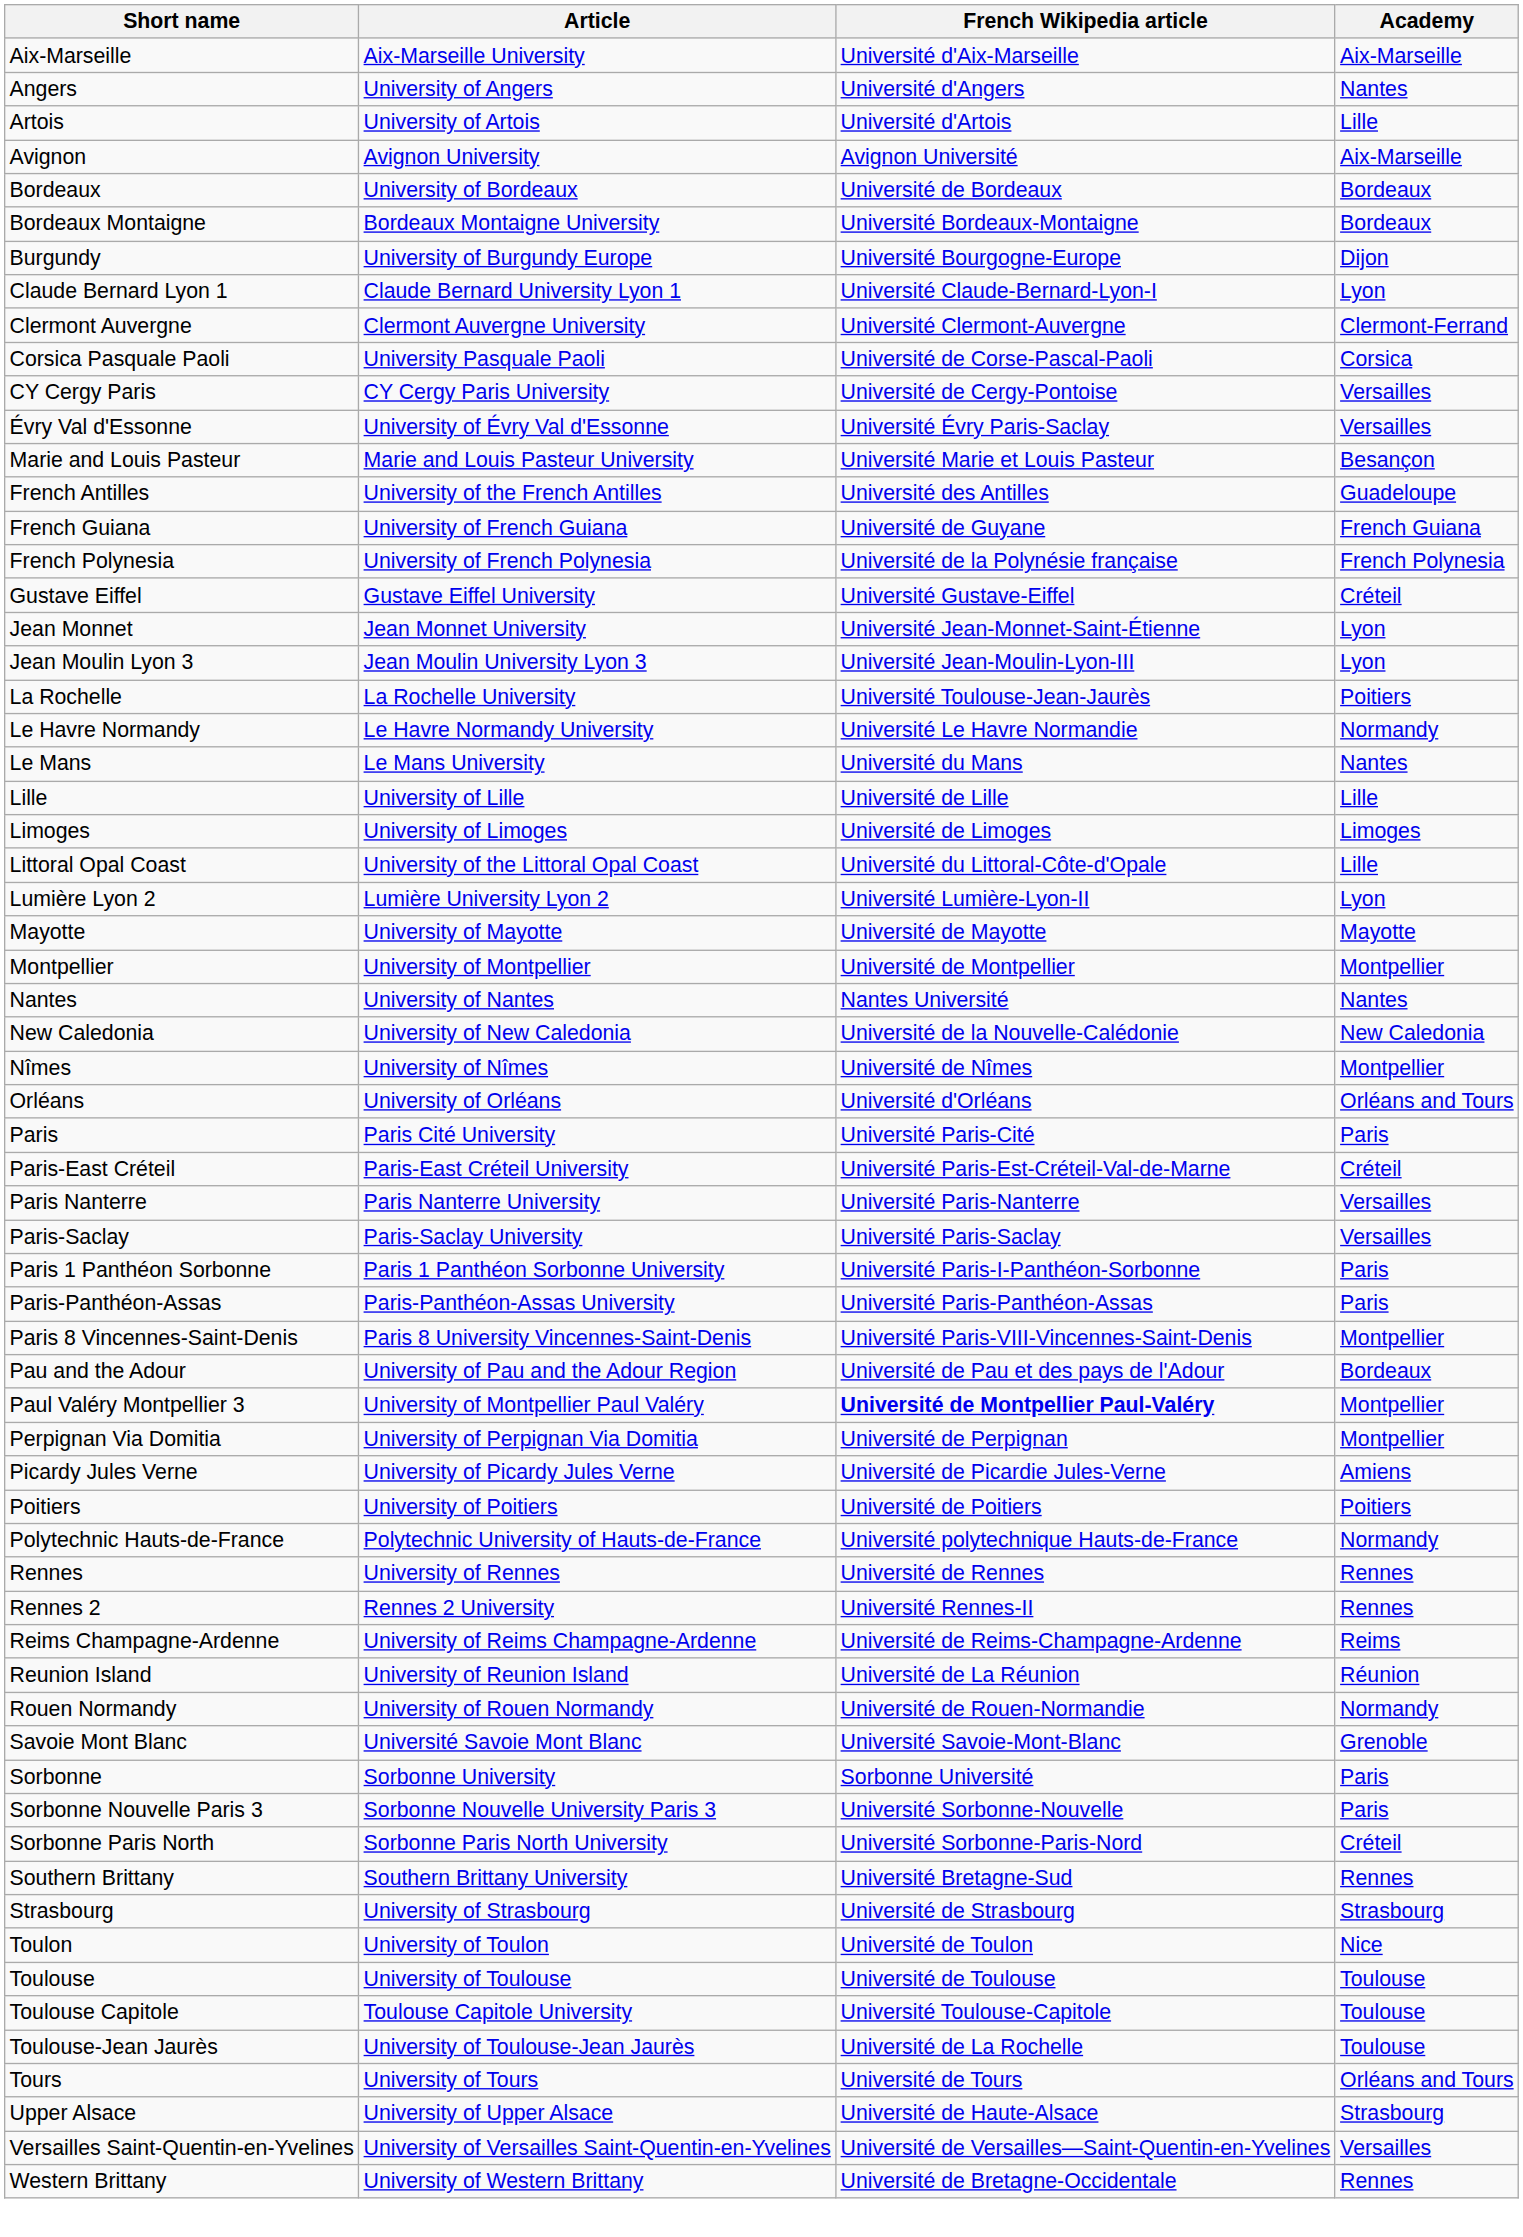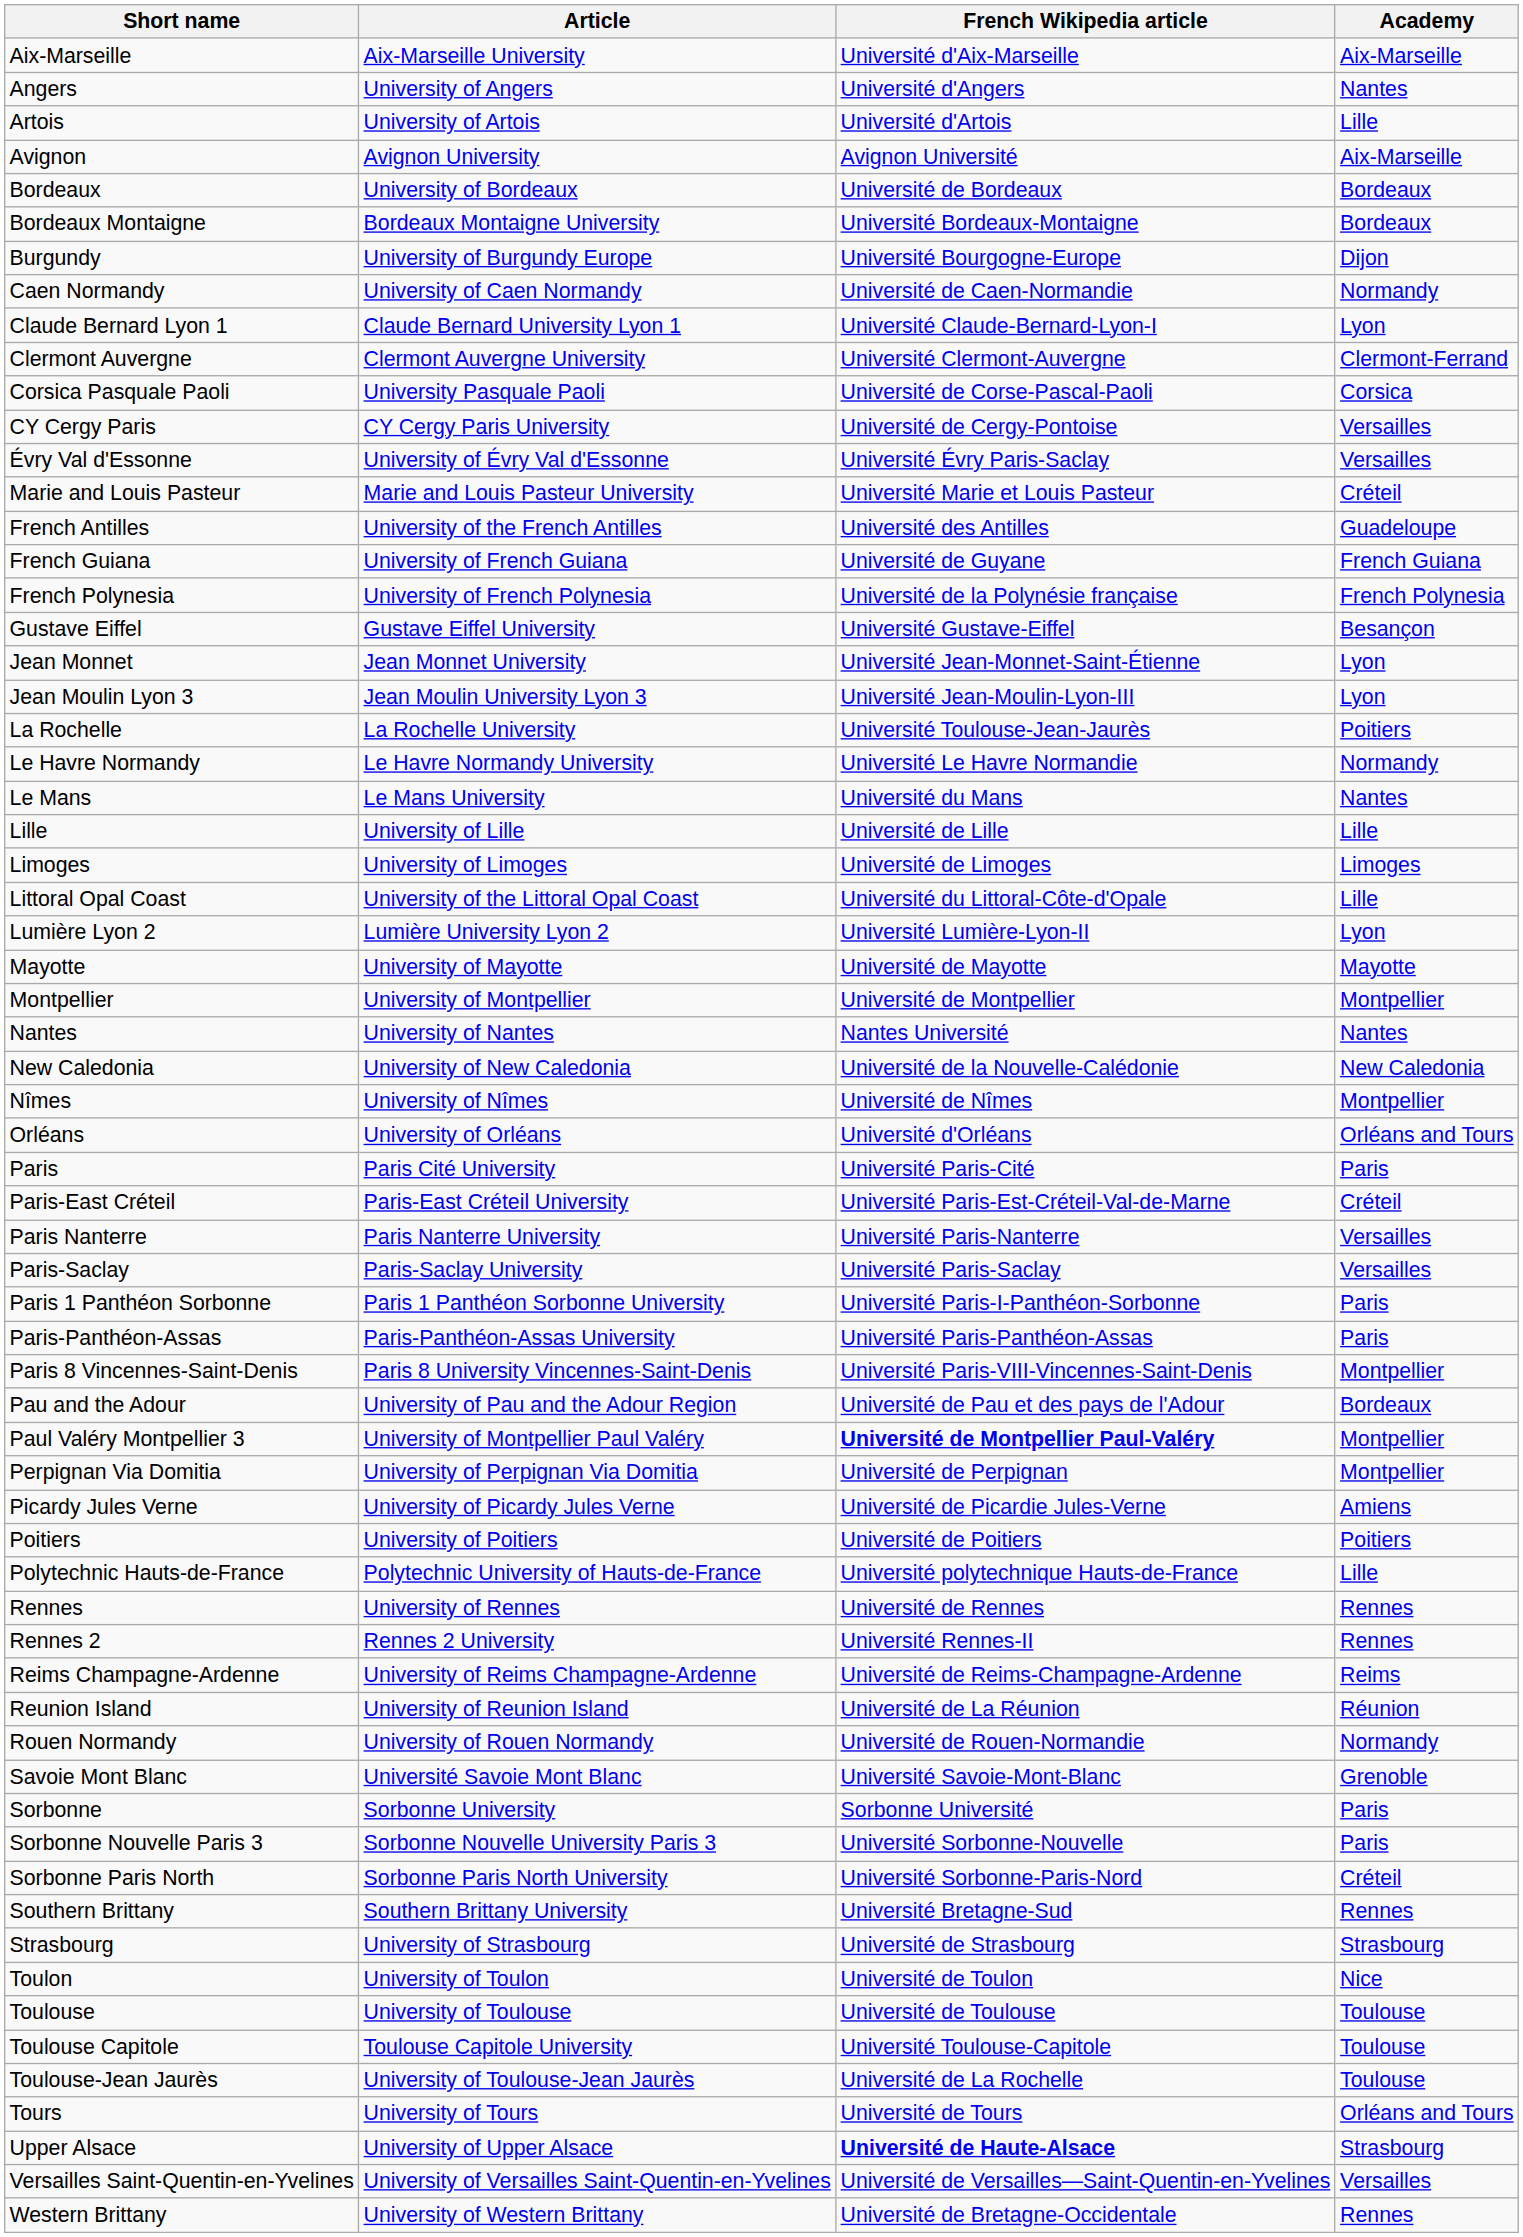+ row: (87, 291)
(1387, 460) Besançon -> (1371, 493) Créteil
(1371, 595) Créteil -> (1387, 628) Besançon
(1389, 1540) Normandy -> (1359, 1573) Lille
(970, 2113) normal -> (978, 2147) bold
